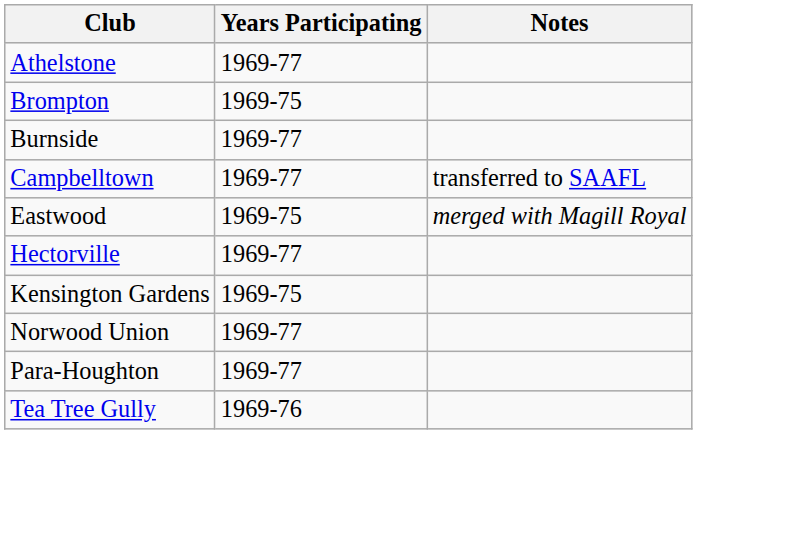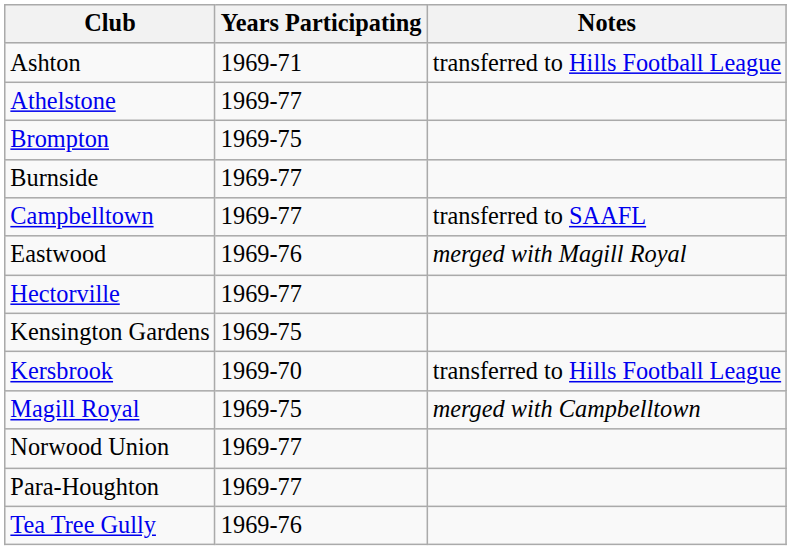+ row: (46, 62)
(261, 216) 1969-75 -> (261, 255) 1969-76
+ row: (62, 370)
+ row: (75, 409)
